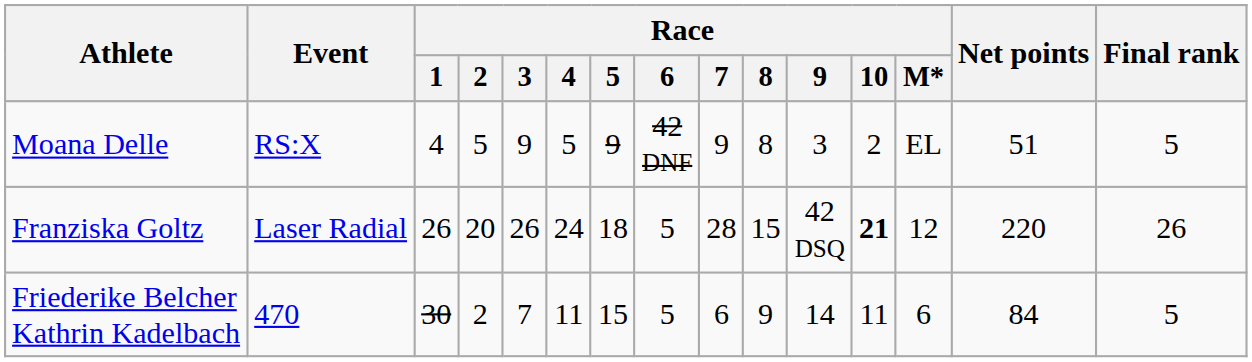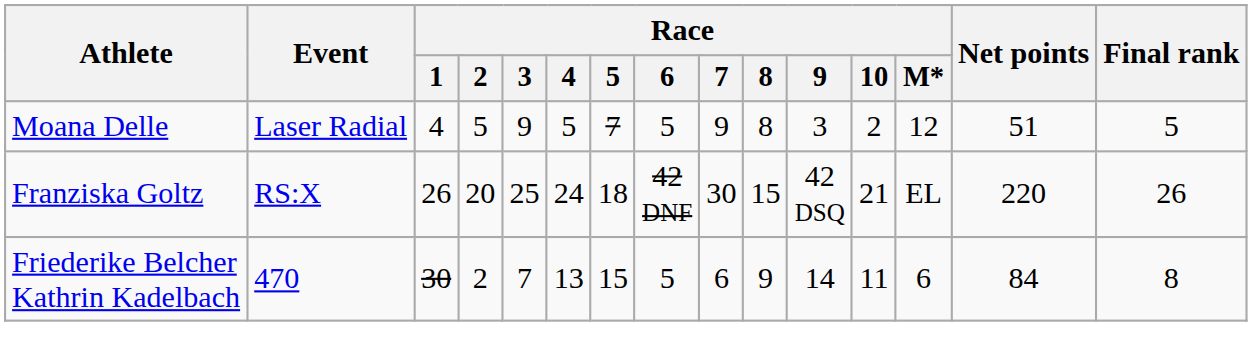(288, 144) RS:X -> (331, 126) Laser Radial
(613, 144) 9 -> (613, 126) 7
(667, 144) 42 DNF -> (667, 126) 5
(924, 144) EL -> (924, 126) 12
(331, 229) Laser Radial -> (288, 193) RS:X
(525, 229) 26 -> (525, 193) 25
(667, 229) 5 -> (667, 193) 42 DNF
(721, 229) 28 -> (721, 193) 30
(874, 229) bold -> (874, 193) normal
(924, 229) 12 -> (924, 193) EL
(569, 314) 11 -> (569, 278) 13
(1171, 314) 5 -> (1171, 278) 8
